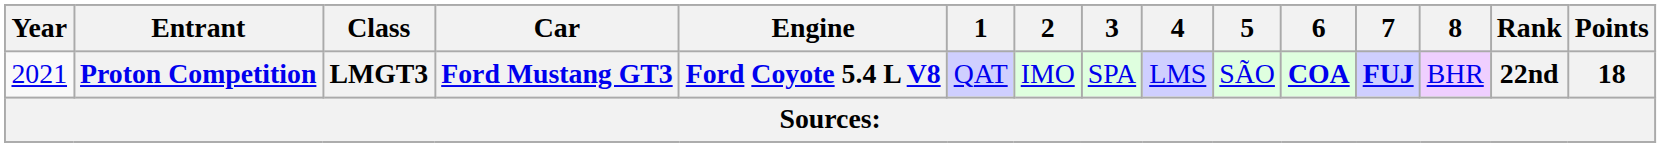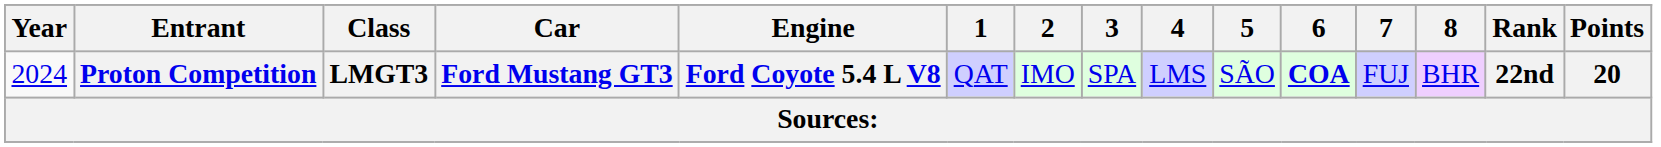(39, 73) 2021 -> (39, 73) 2024
(1388, 73) bold -> (1386, 73) normal
(1612, 73) 18 -> (1607, 73) 20
